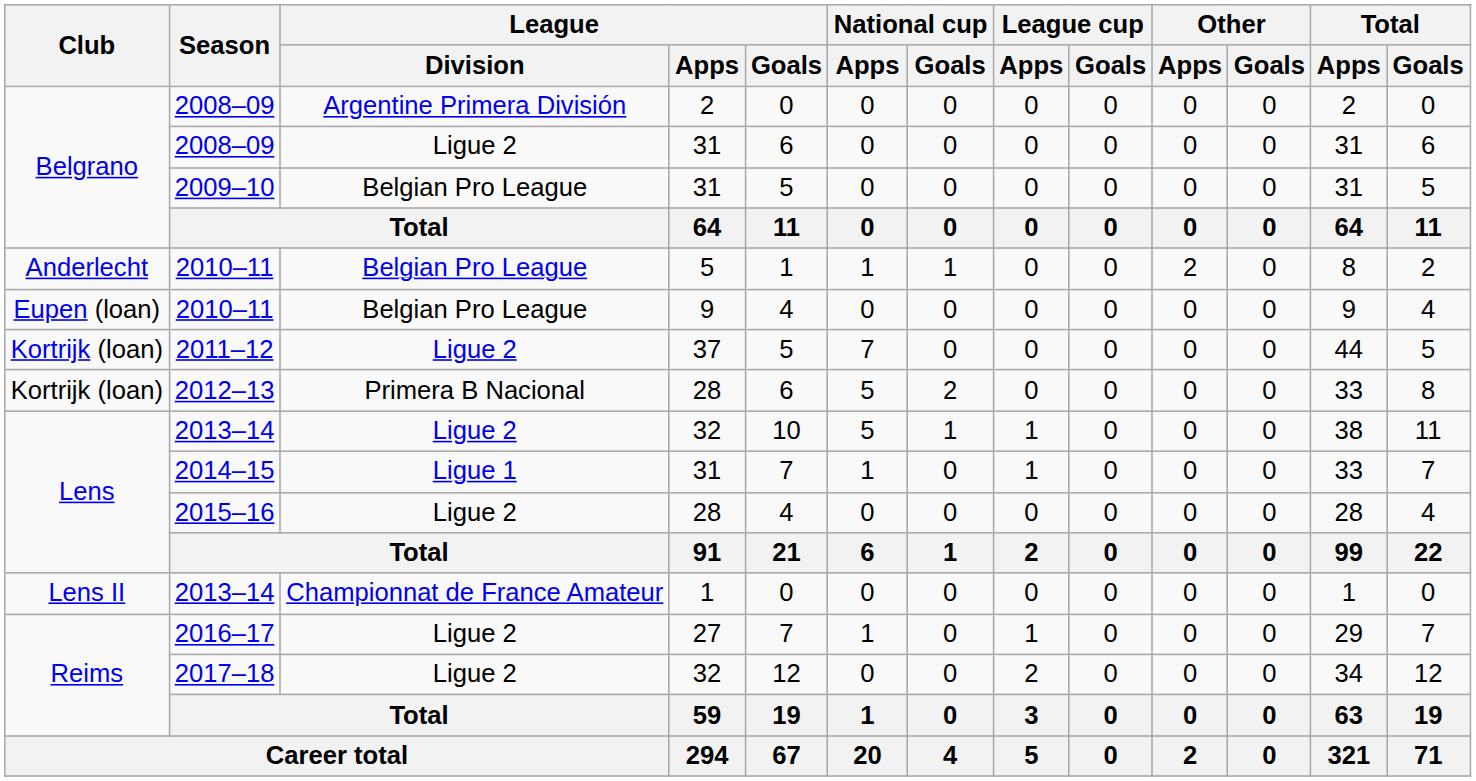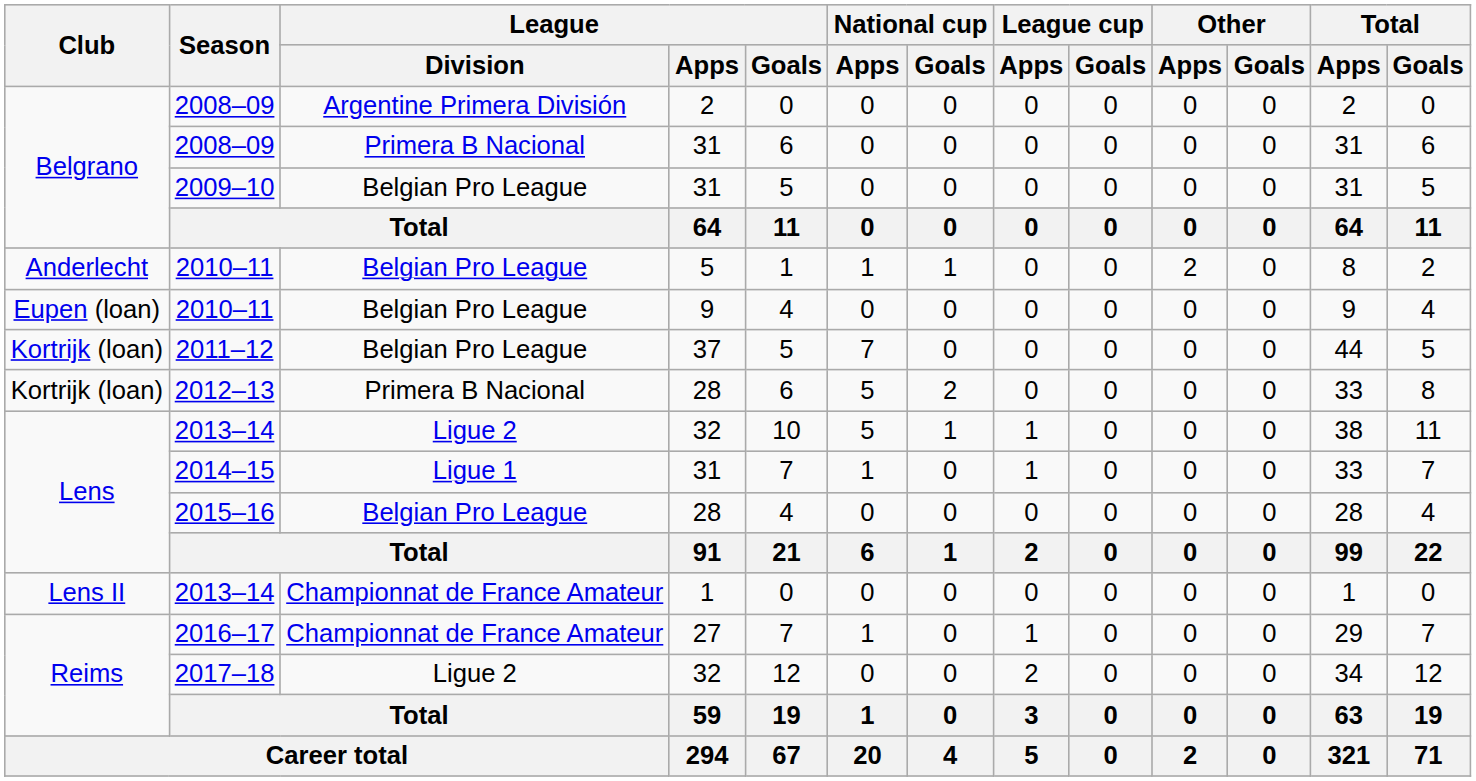(475, 146) Ligue 2 -> (475, 146) Primera B Nacional
(475, 349) Ligue 2 -> (475, 349) Belgian Pro League
(475, 512) Ligue 2 -> (475, 512) Belgian Pro League
(475, 633) Ligue 2 -> (475, 633) Championnat de France Amateur
